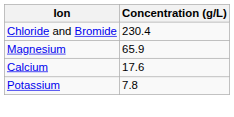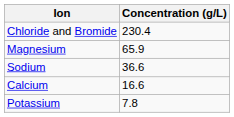+ row: (26, 67)
(133, 67) 17.6 -> (133, 85) 16.6
